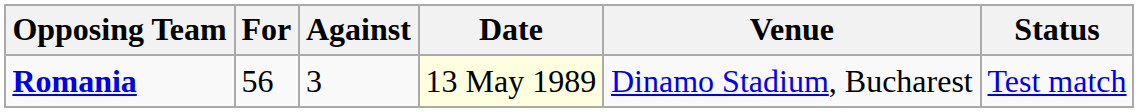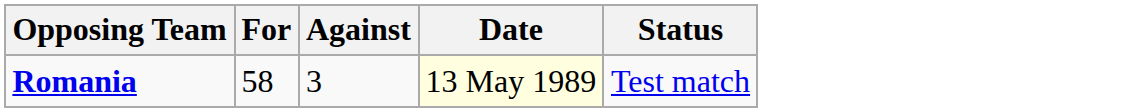- column: (792, 29)
(257, 80) 56 -> (257, 80) 58
